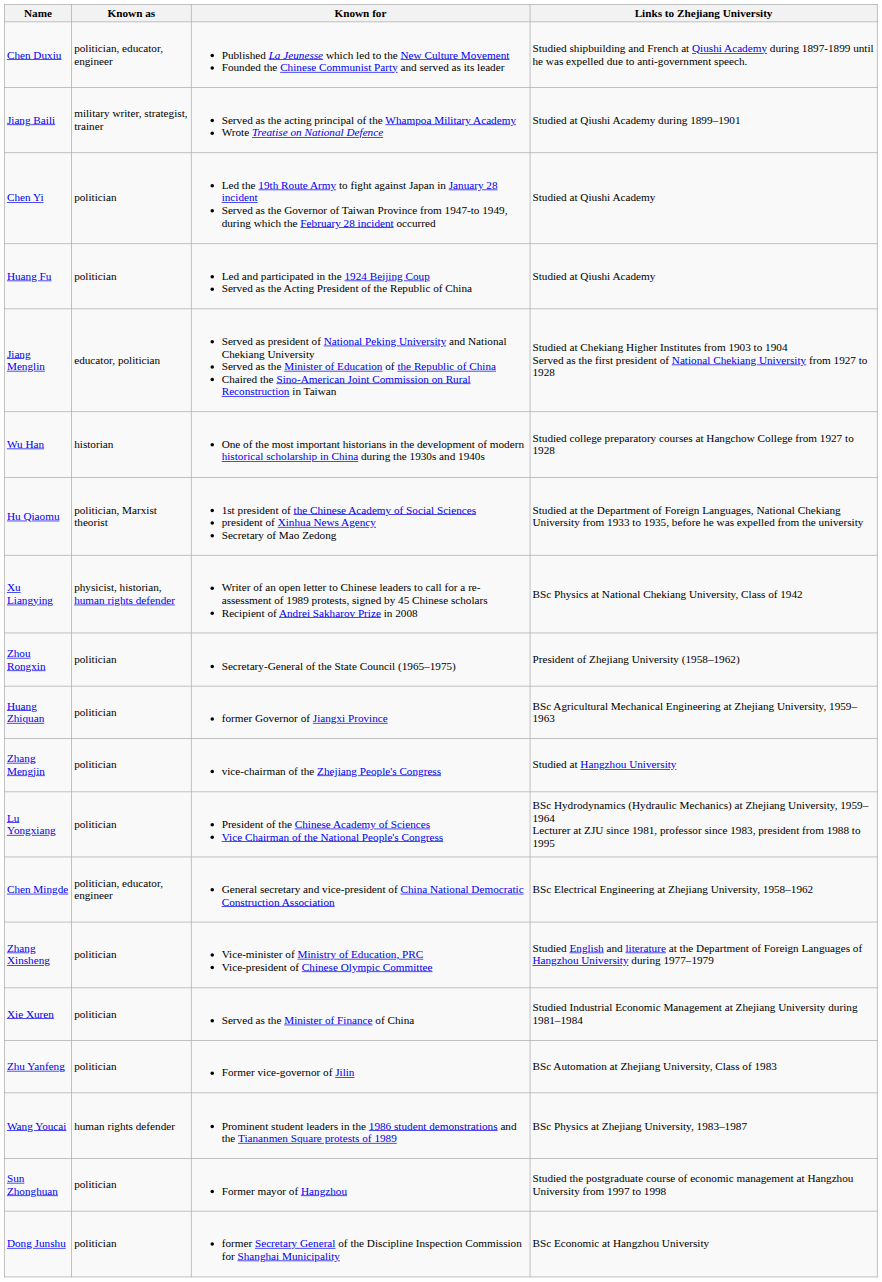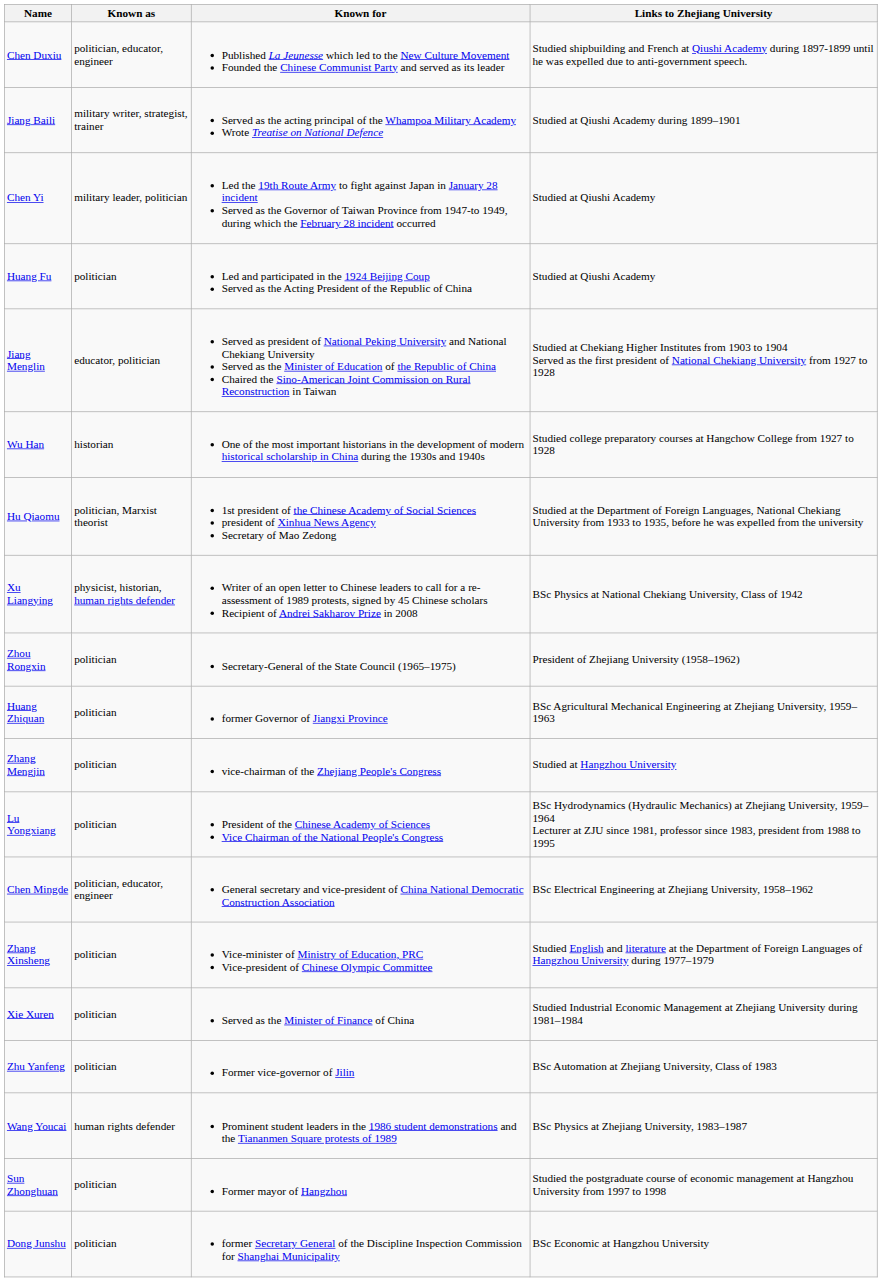(95, 198) politician -> (131, 198) military leader, politician
